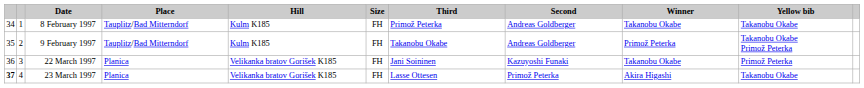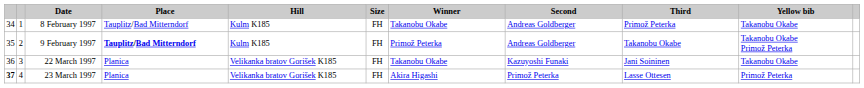columns swapped: (680, 11) <-> (447, 11)
(146, 43) normal -> (150, 43) bold
(767, 62) Primož Peterka -> (769, 62) Takanobu Okabe
(769, 75) Takanobu Okabe -> (767, 75) Primož Peterka
